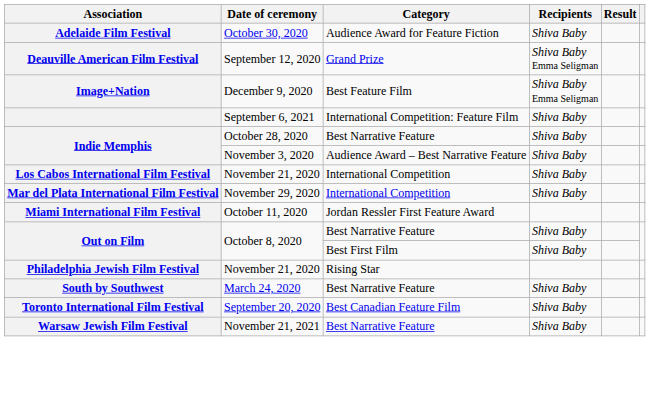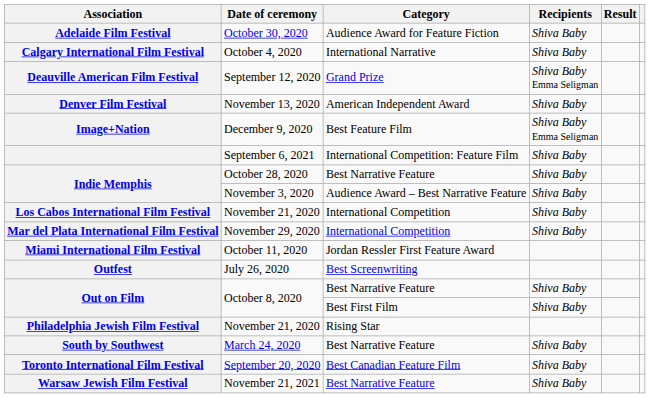+ row: (113, 52)
+ row: (113, 103)
+ row: (113, 269)
